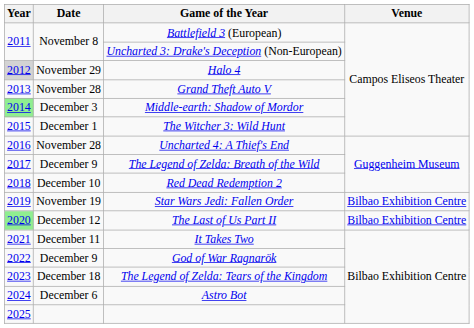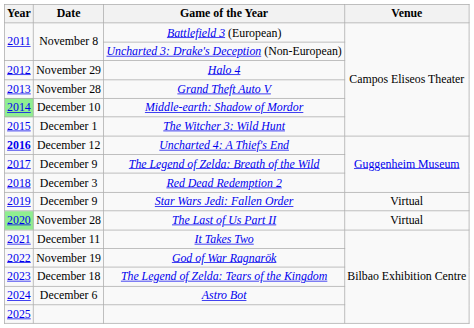(19, 70) lightgrey background -> (19, 70) no background
(69, 107) December 3 -> (69, 107) December 10
(19, 145) normal -> (19, 145) bold
(69, 145) November 28 -> (69, 145) December 12
(69, 182) December 10 -> (69, 182) December 3
(69, 201) November 19 -> (69, 201) December 9
(407, 201) Bilbao Exhibition Centre -> (407, 201) Virtual
(69, 220) December 12 -> (69, 220) November 28
(407, 220) Bilbao Exhibition Centre -> (407, 220) Virtual
(69, 257) December 9 -> (69, 257) November 19
